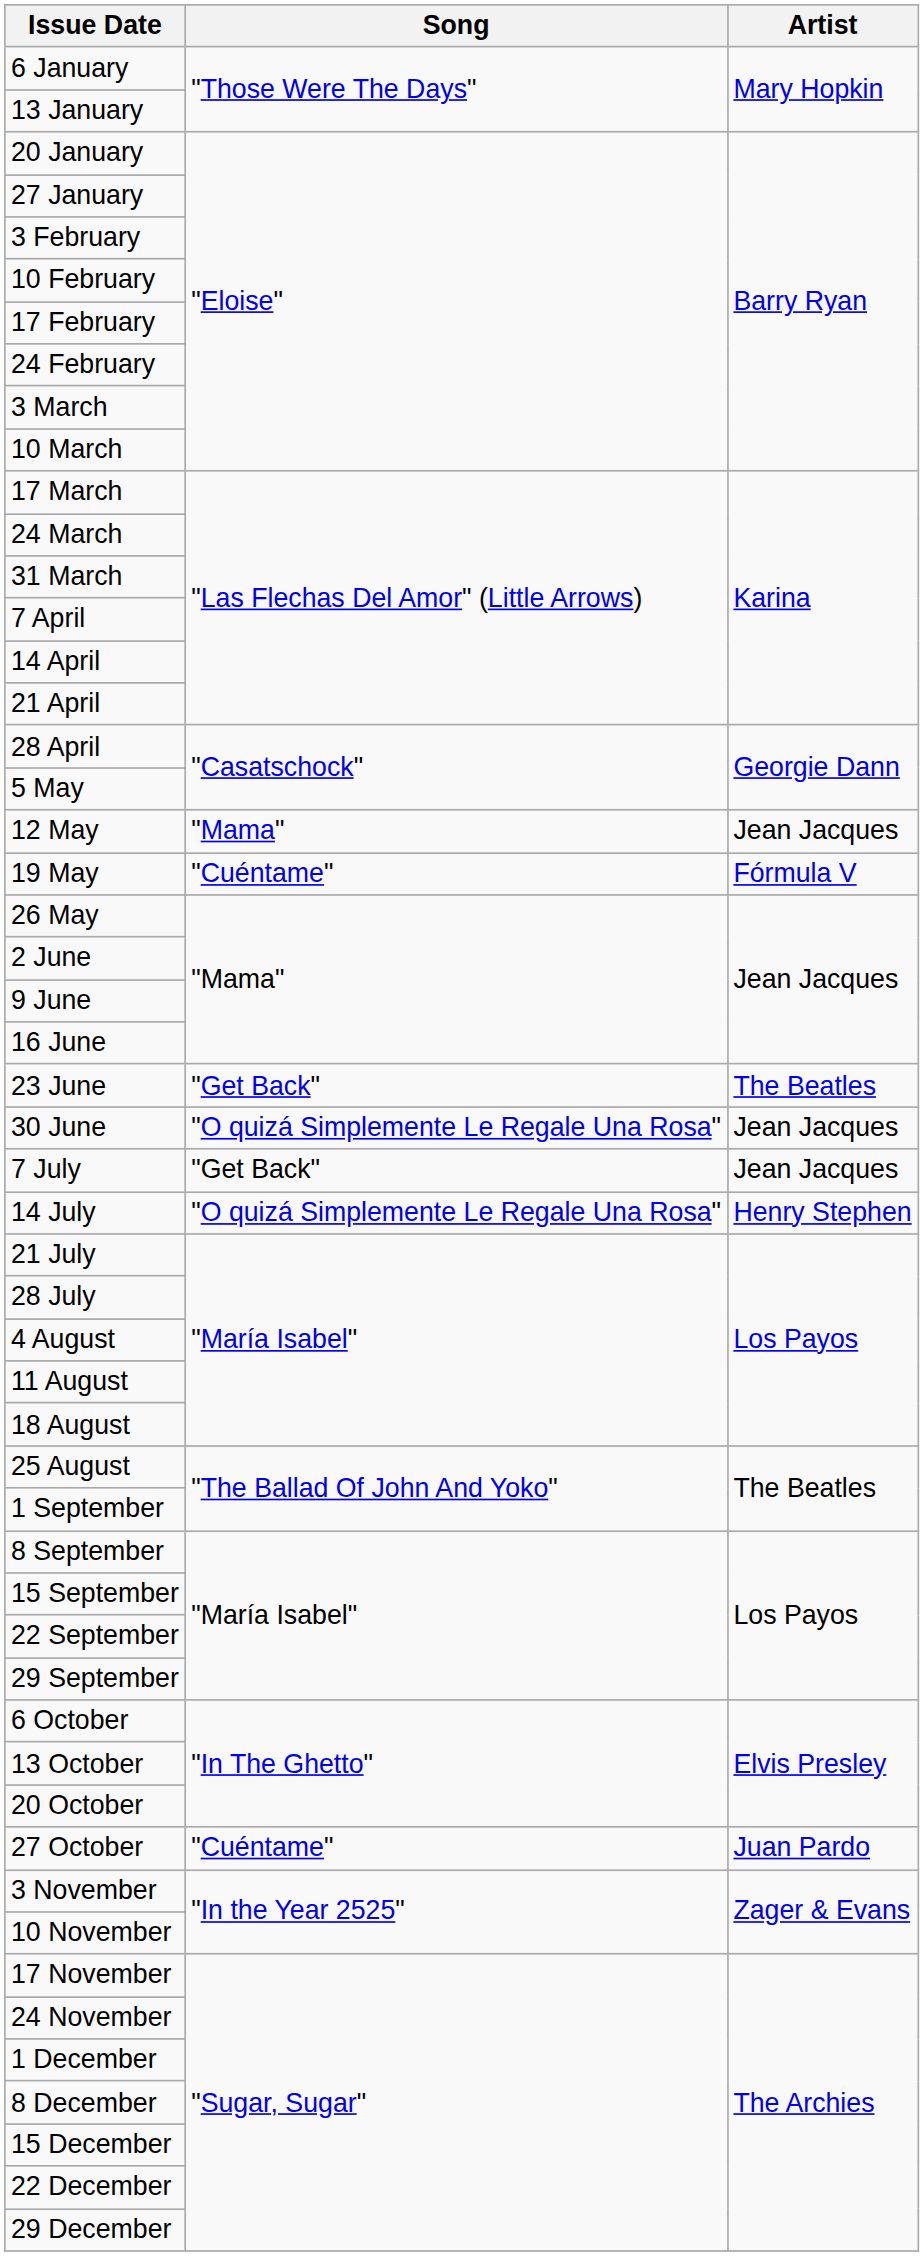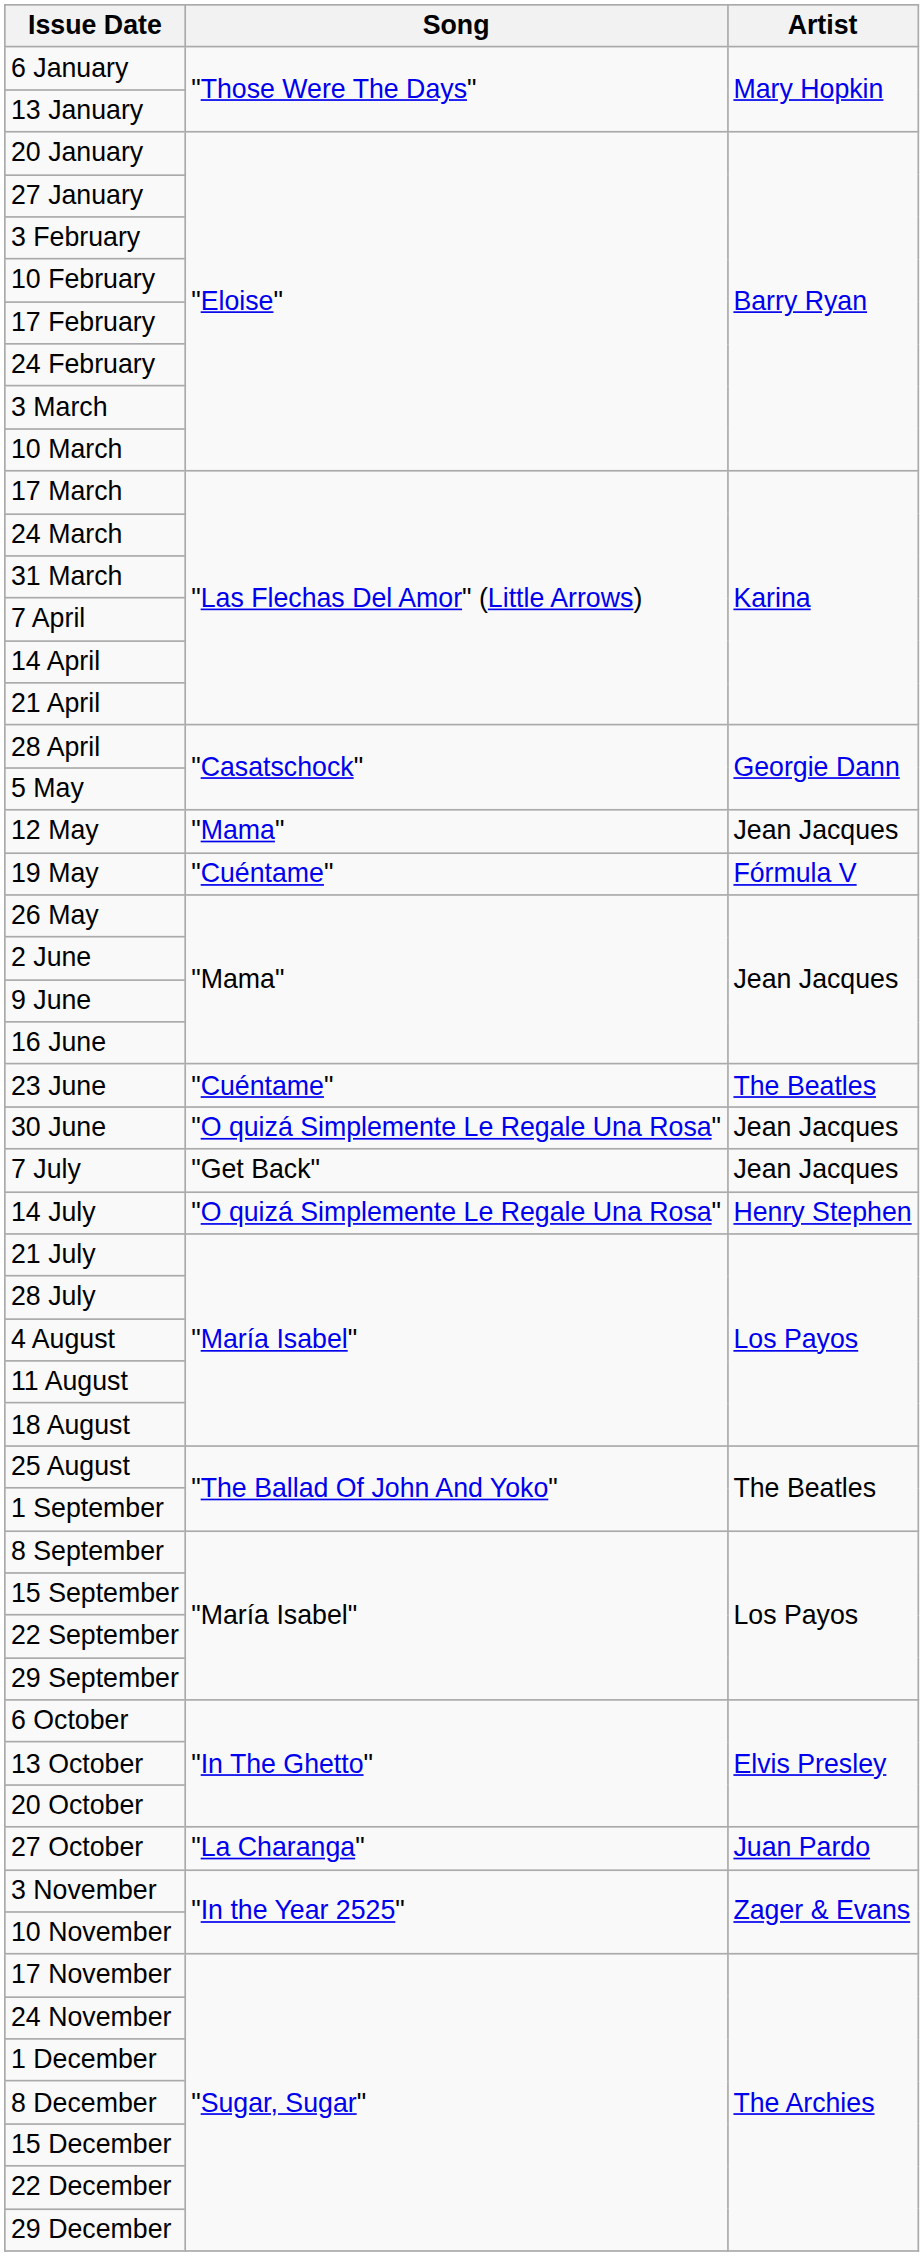(256, 1085) "Get Back" -> (262, 1085) "Cuéntame"
(262, 1847) "Cuéntame" -> (278, 1847) "La Charanga"
